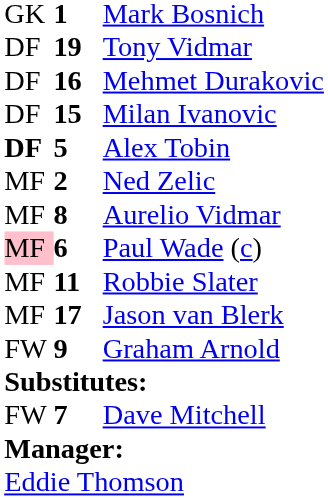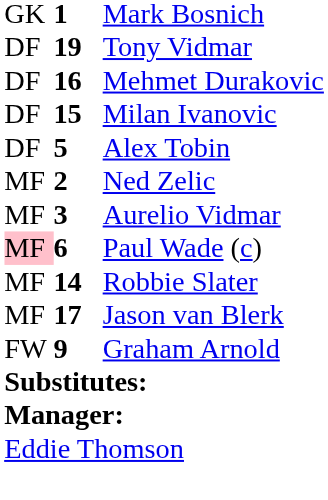(23, 147) bold -> (22, 147) normal
(61, 214) 8 -> (61, 214) 3
(67, 281) 11 -> (68, 281) 14
- row: (184, 415)
